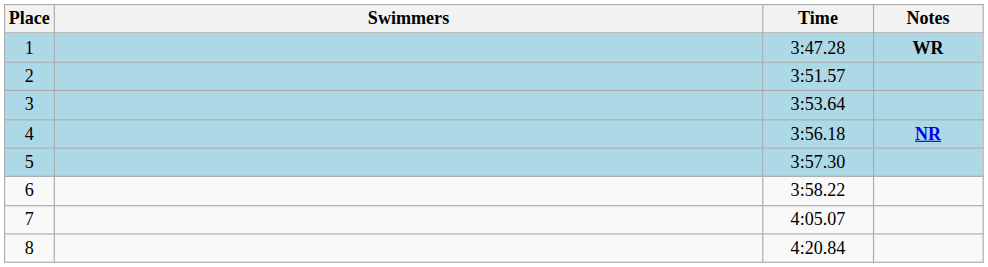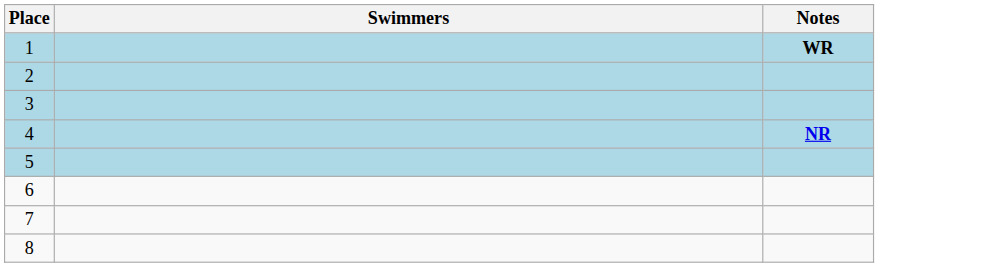- column: (818, 18)
